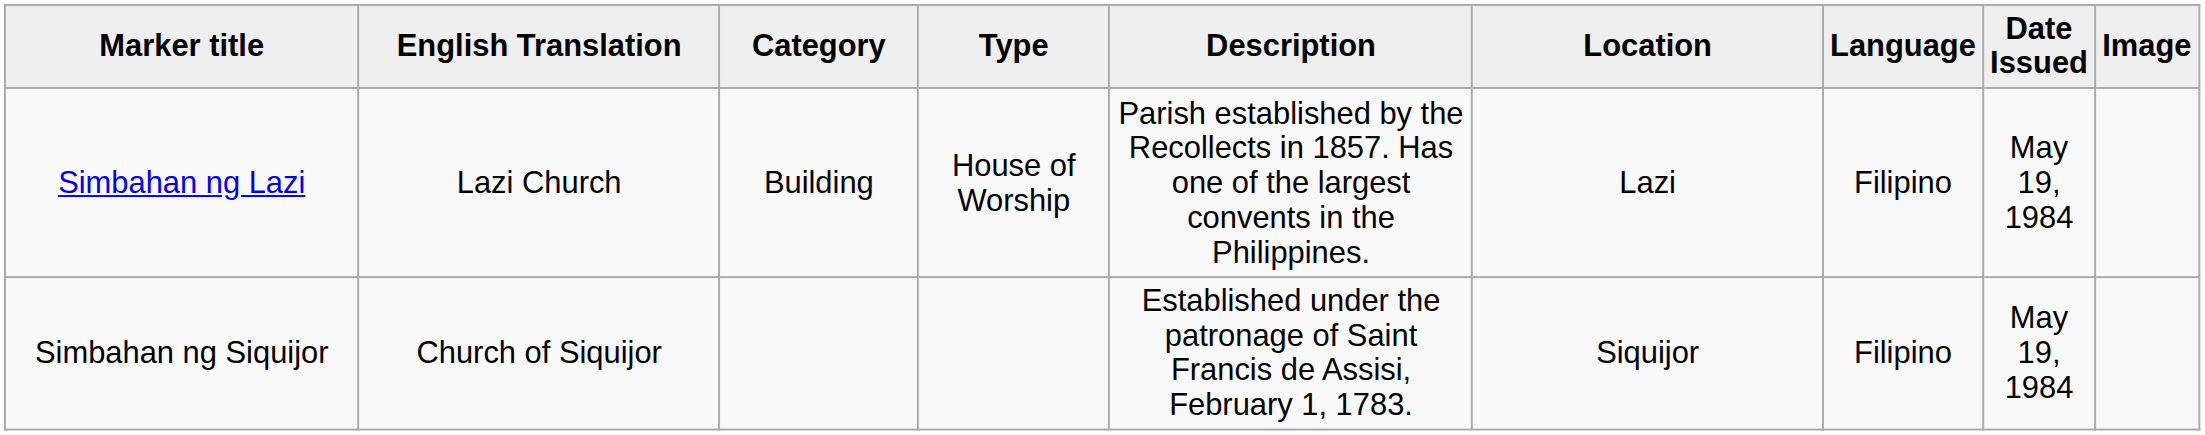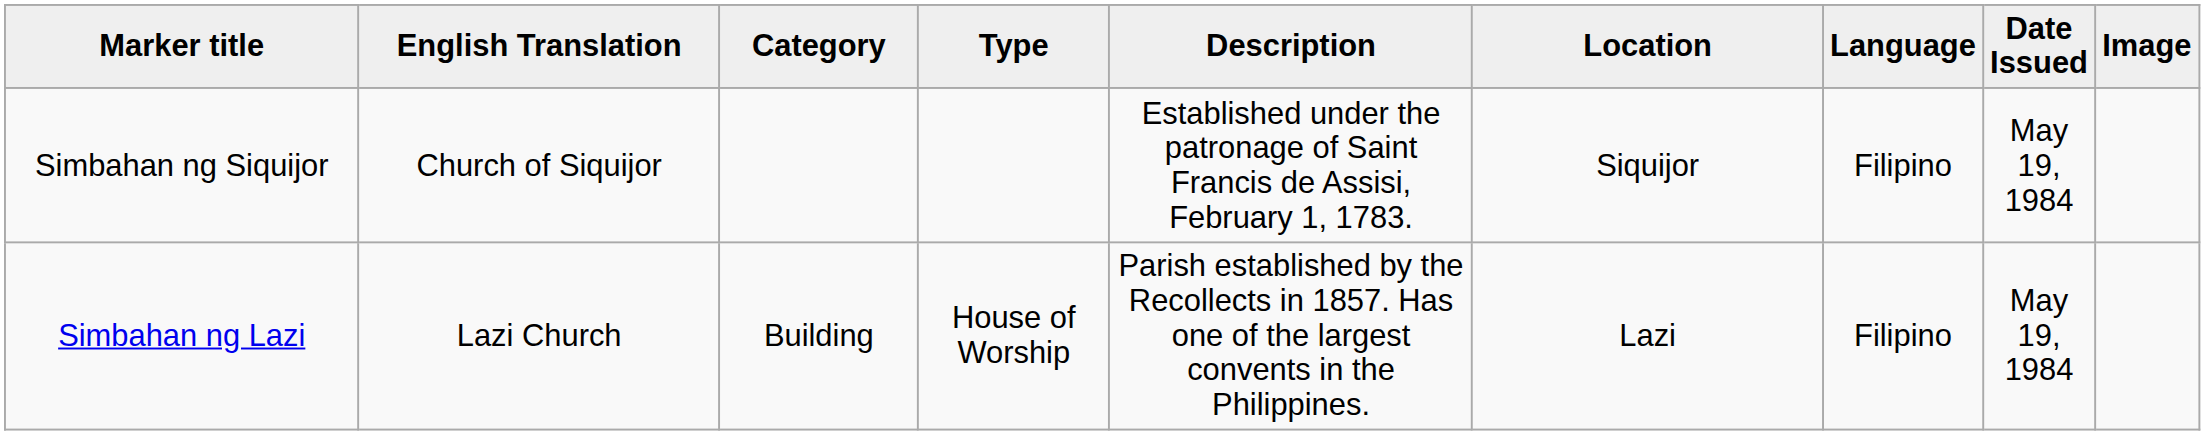rows swapped: (182, 182) <-> (182, 352)
